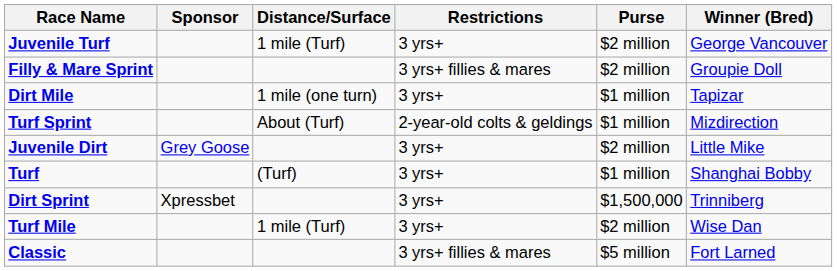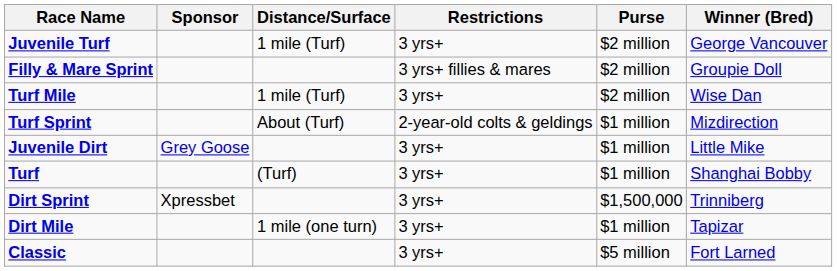rows swapped: (41, 95) <-> (42, 226)
(635, 148) $2 million -> (635, 148) $1 million
(475, 252) 3 yrs+ fillies & mares -> (421, 252) 3 yrs+
